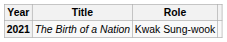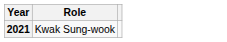- column: (82, 12)
